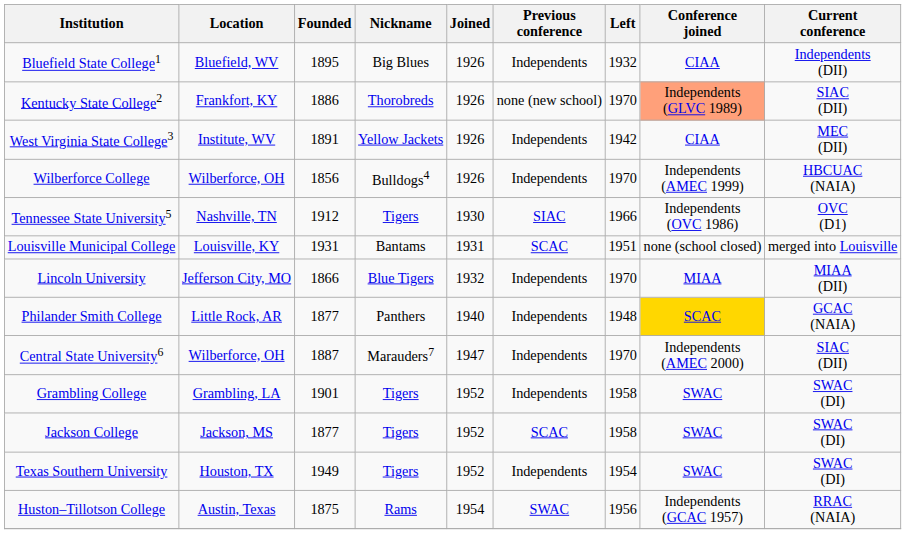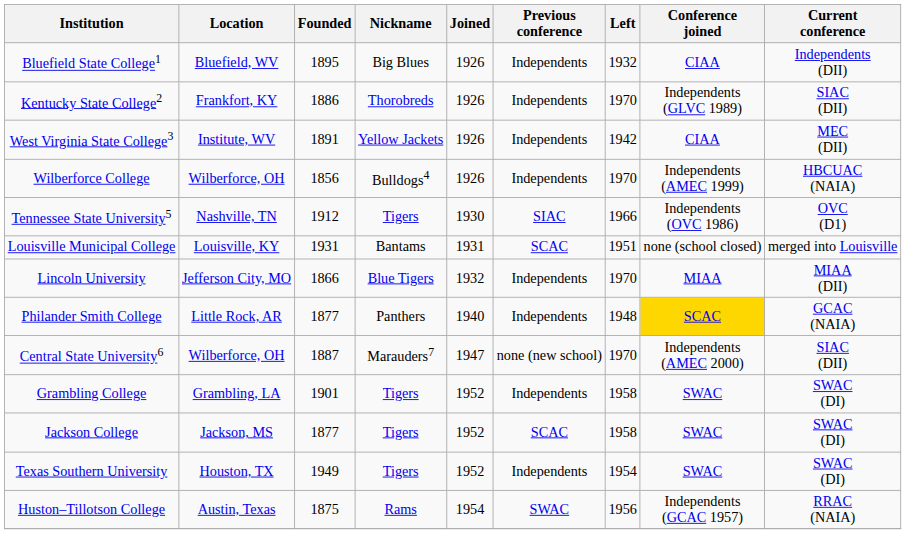(549, 101) none (new school) -> (549, 101) Independents
(702, 101) lightsalmon background -> (702, 101) no background
(549, 355) Independents -> (549, 355) none (new school)
